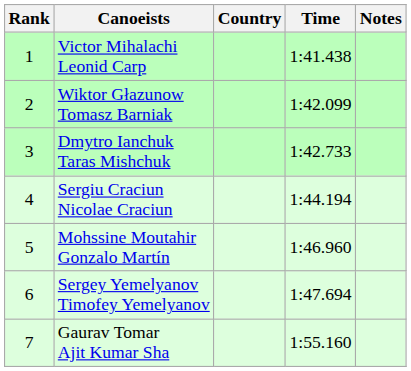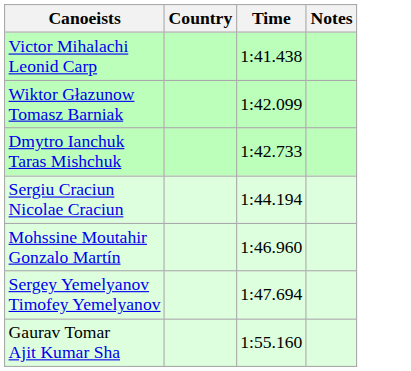- column: (29, 18)
